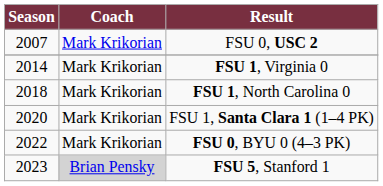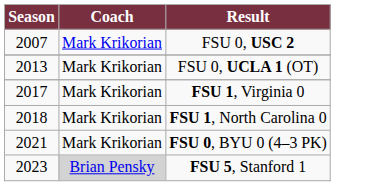+ row: (248, 67)
(31, 67) 2014 -> (31, 92) 2017
- row: (272, 117)
(31, 142) 2022 -> (31, 142) 2021
